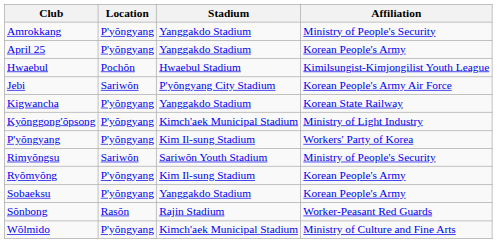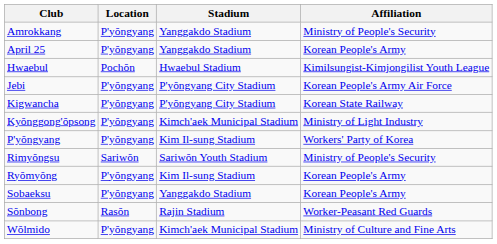(120, 85) Sariwŏn -> (127, 85) P'yŏngyang
(205, 103) Yanggakdo Stadium -> (217, 103) P'yŏngyang City Stadium
